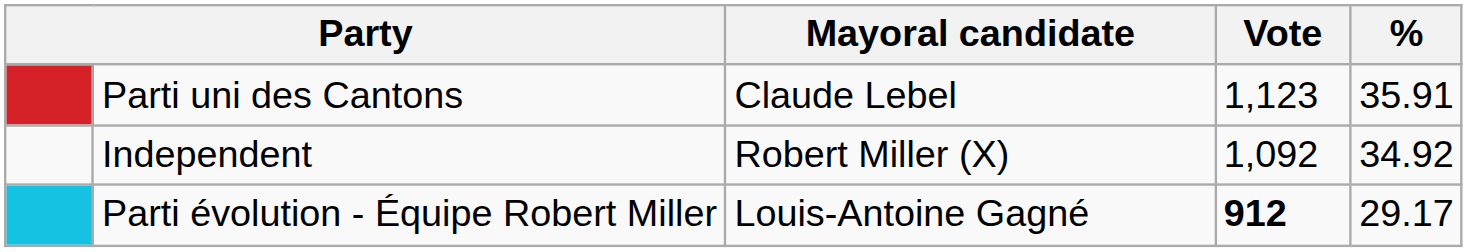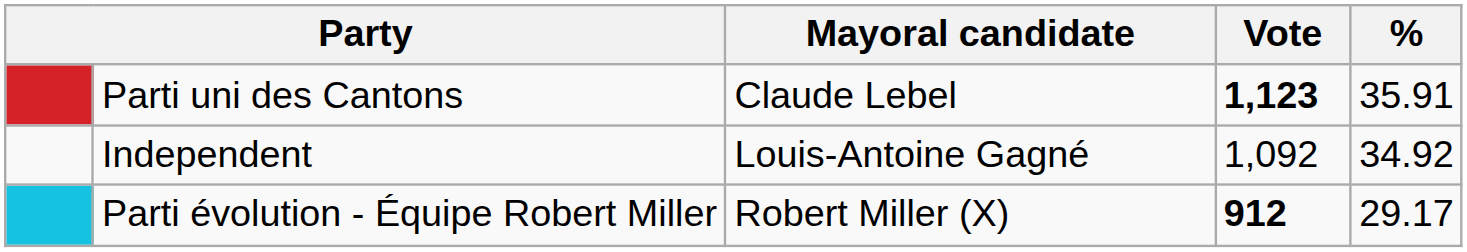(1271, 94) normal -> (1271, 94) bold
(872, 154) Robert Miller (X) -> (912, 154) Louis-Antoine Gagné
(912, 214) Louis-Antoine Gagné -> (872, 214) Robert Miller (X)
